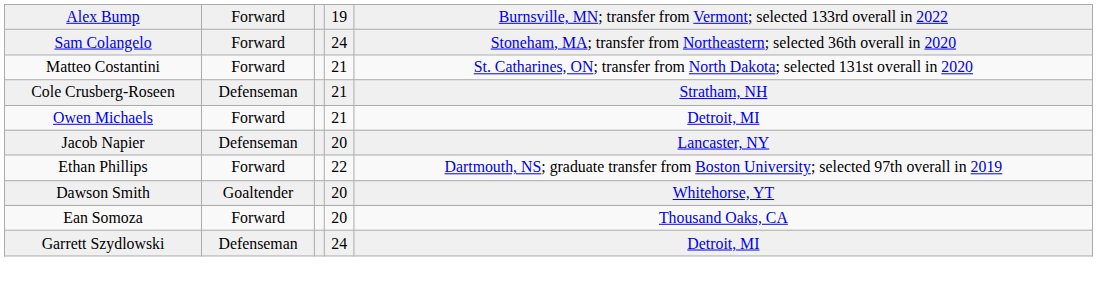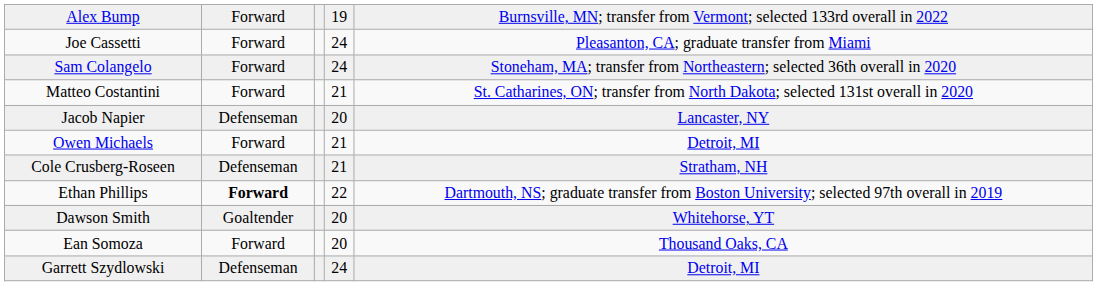+ row: (103, 42)
rows swapped: (103, 92) <-> (103, 142)
(258, 167) normal -> (258, 192) bold
